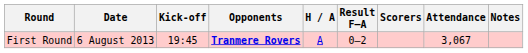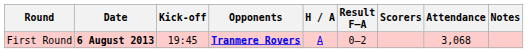(116, 40) normal -> (116, 40) bold
(456, 40) 3,067 -> (456, 40) 3,068
